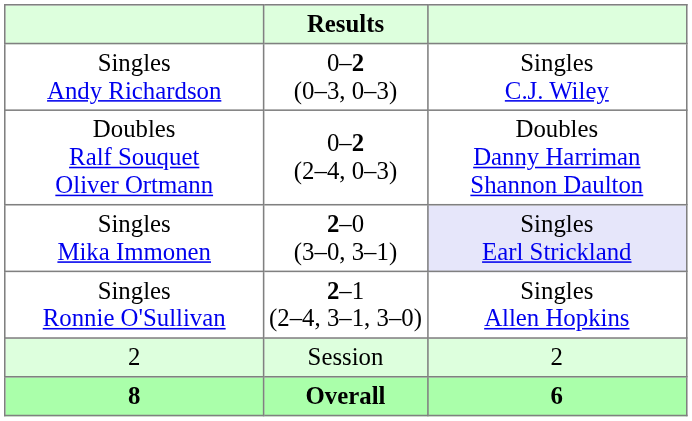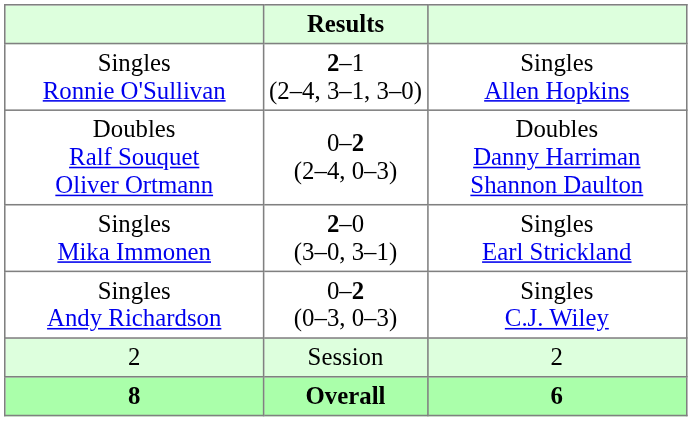rows swapped: (134, 76) <-> (134, 304)
(557, 237) lavender background -> (557, 237) no background
